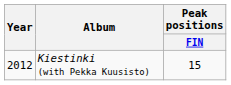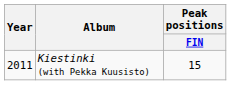(20, 65) 2012 -> (20, 65) 2011
